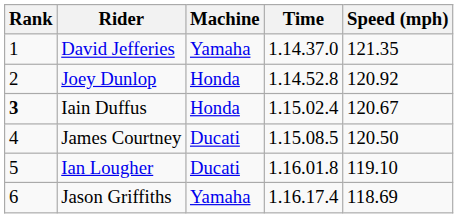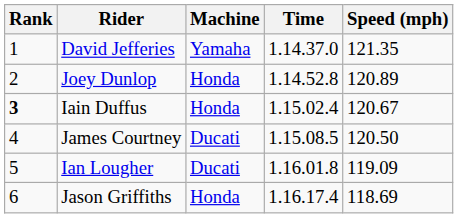(373, 78) 120.92 -> (373, 78) 120.89
(372, 167) 119.10 -> (372, 167) 119.09
(220, 197) Yamaha -> (215, 197) Honda
